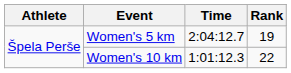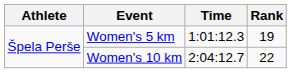(216, 37) 2:04:12.7 -> (216, 37) 1:01:12.3
(216, 58) 1:01:12.3 -> (216, 58) 2:04:12.7
